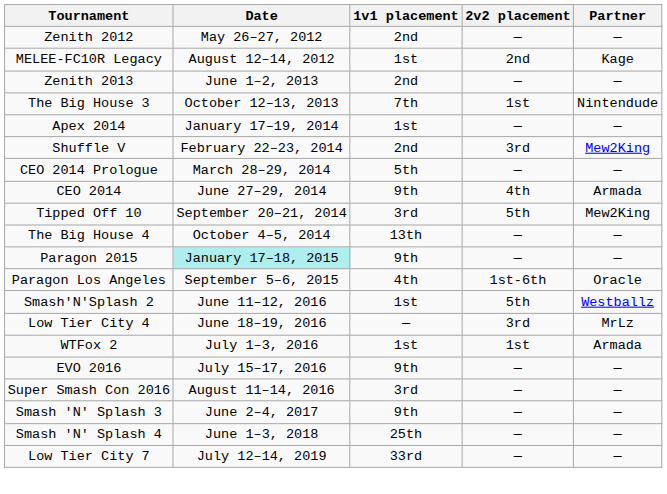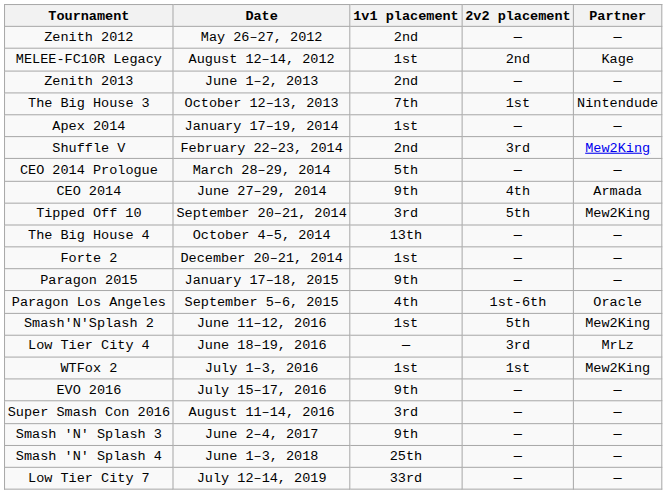+ row: (89, 258)
(262, 258) paleturquoise background -> (262, 280) no background
(618, 302) Westballz -> (618, 324) Mew2King
(618, 346) Armada -> (618, 368) Mew2King
